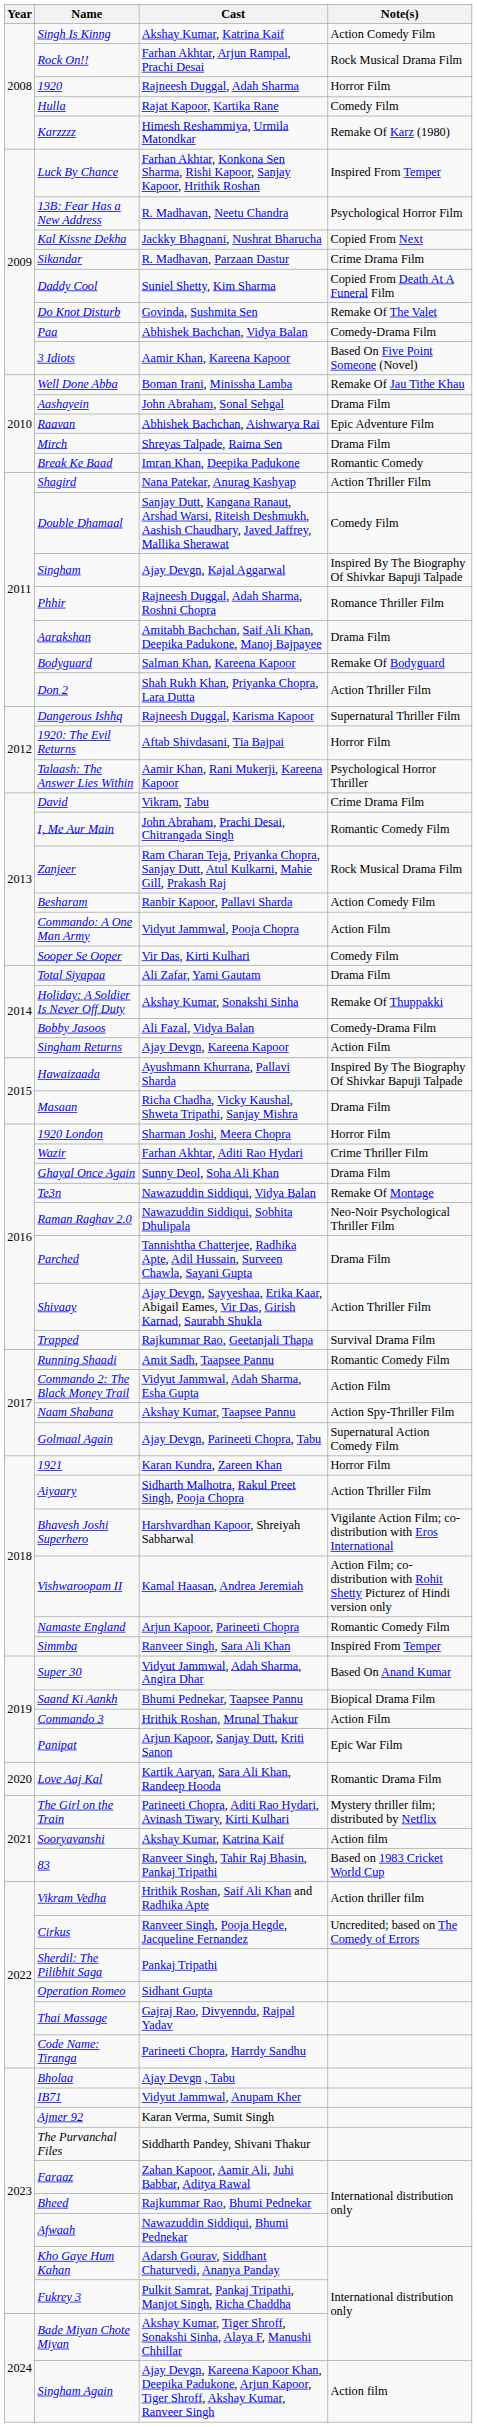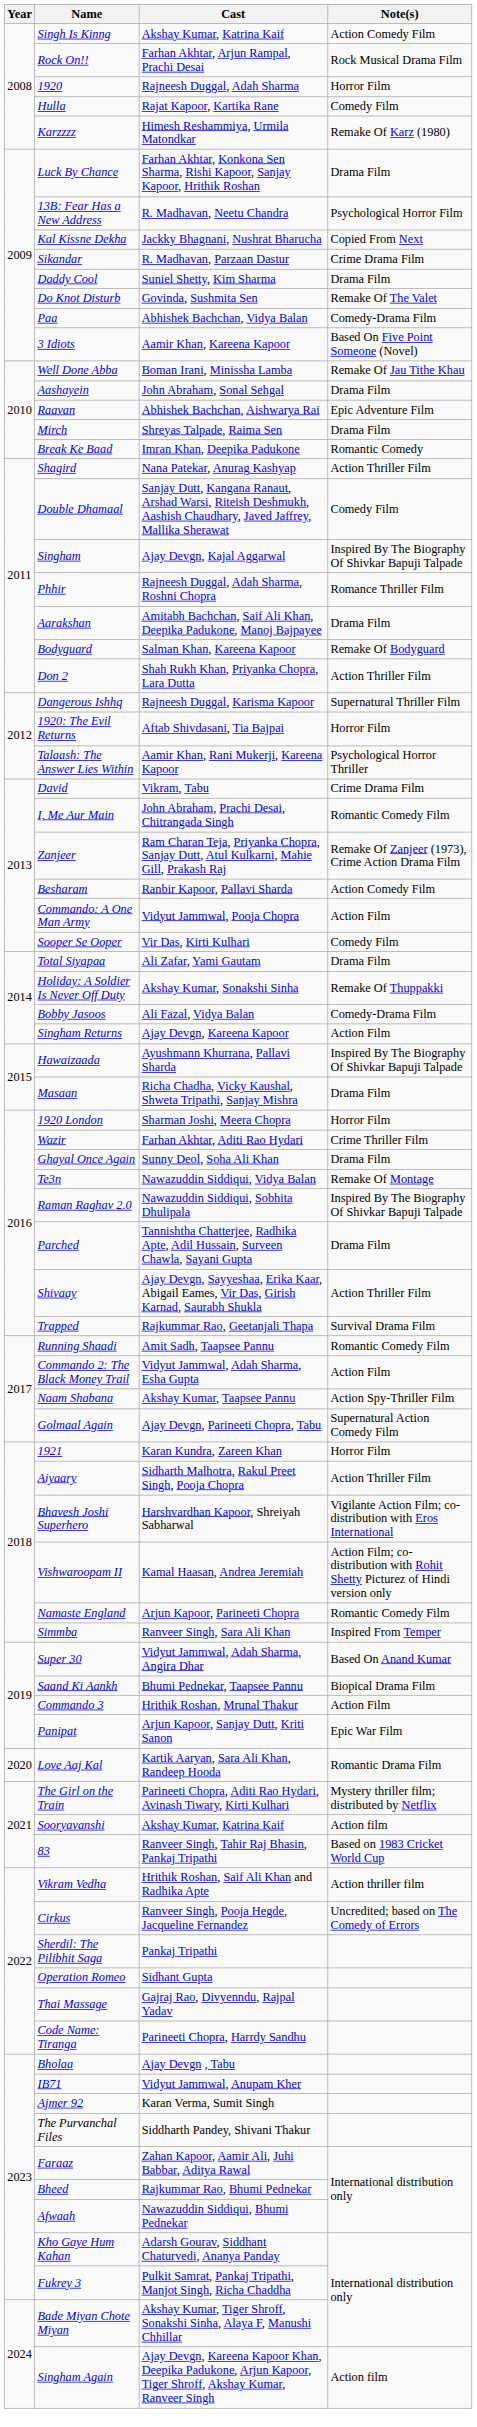(386, 173) Inspired From Temper -> (360, 173) Drama Film
(392, 285) Copied From Death At A Funeral Film -> (360, 278) Drama Film
(396, 869) Rock Musical Drama Film -> (398, 855) Remake Of Zanjeer (1973), Crime Action Drama Film
(390, 1219) Neo-Noir Psychological Thriller Film -> (398, 1205) Inspired By The Biography Of Shivkar Bapuji Talpade
